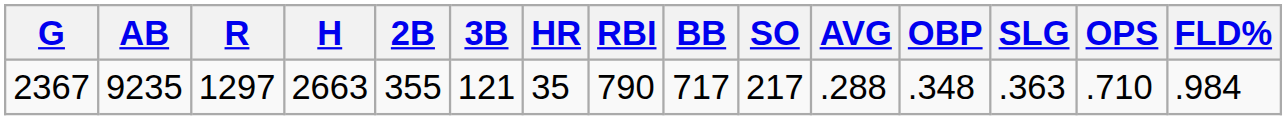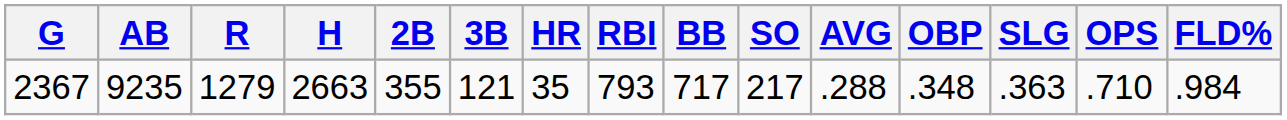(237, 87) 1297 -> (237, 87) 1279
(626, 87) 790 -> (626, 87) 793
